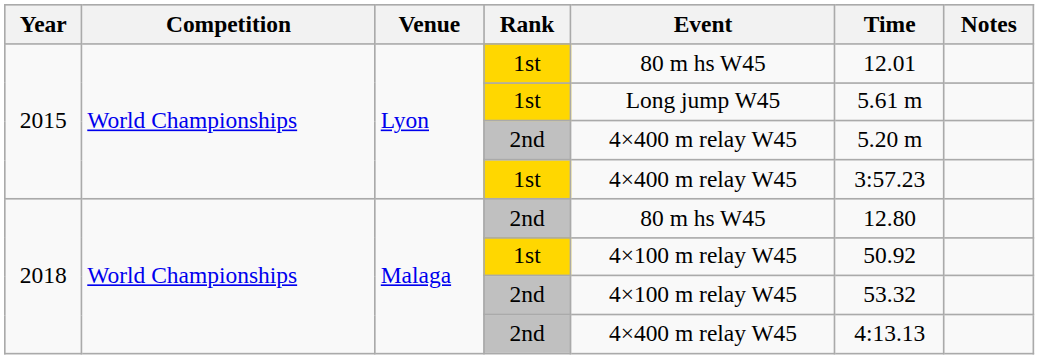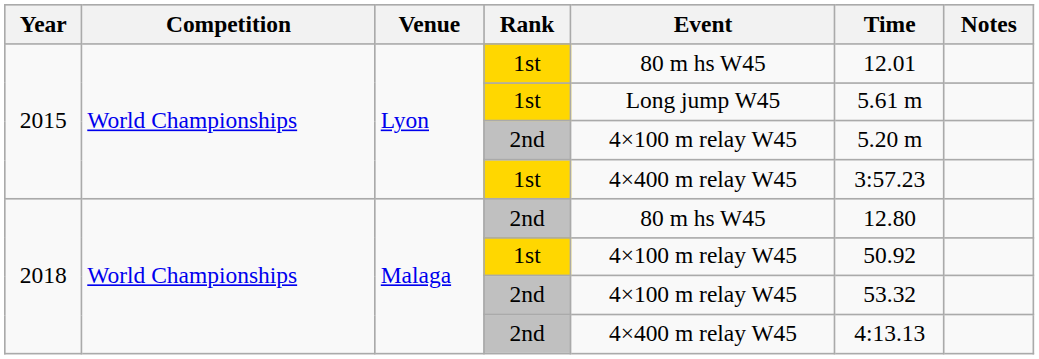(703, 140) 4×400 m relay W45 -> (703, 140) 4×100 m relay W45
